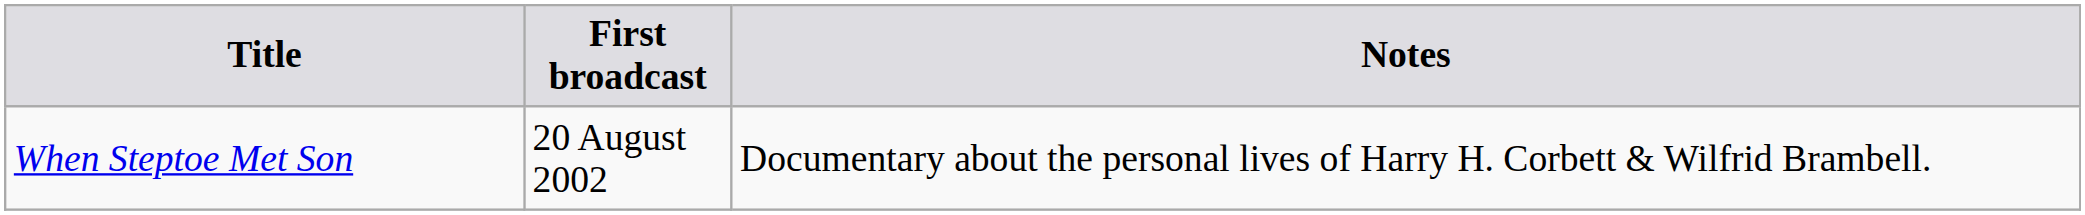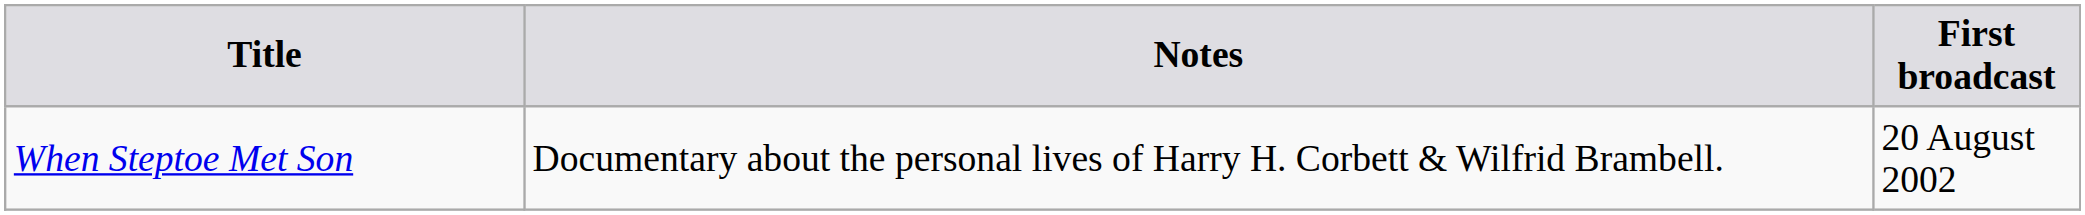columns swapped: (628, 55) <-> (1406, 55)
